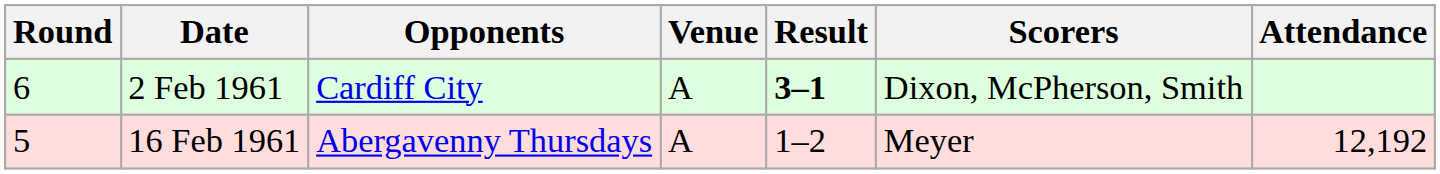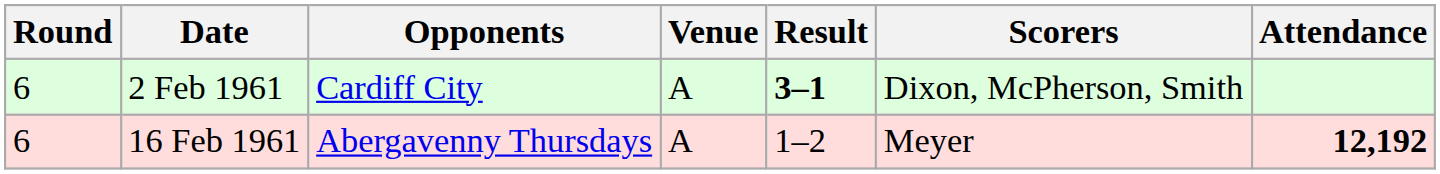(22, 140) 5 -> (22, 140) 6
(1380, 140) normal -> (1380, 140) bold
